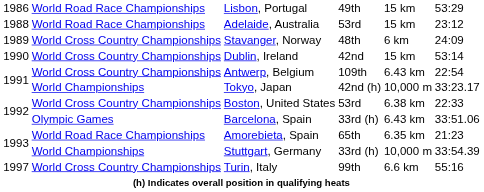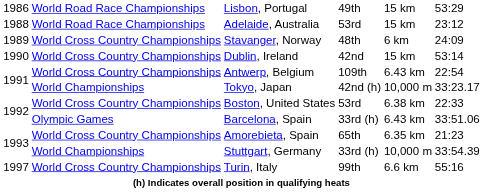(118, 135) World Road Race Championships -> (126, 135) World Cross Country Championships
